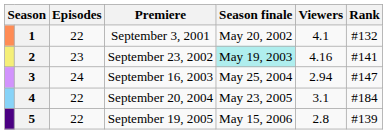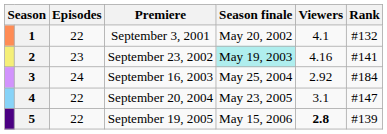(321, 77) 2.94 -> (321, 77) 2.92
(364, 77) #147 -> (364, 77) #184
(364, 98) #184 -> (364, 98) #147
(321, 118) normal -> (321, 118) bold
